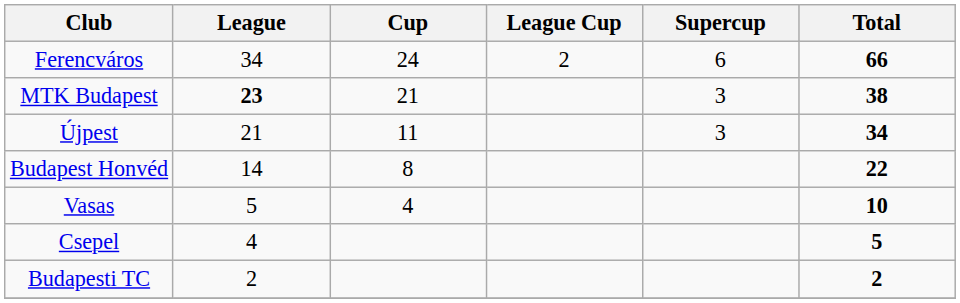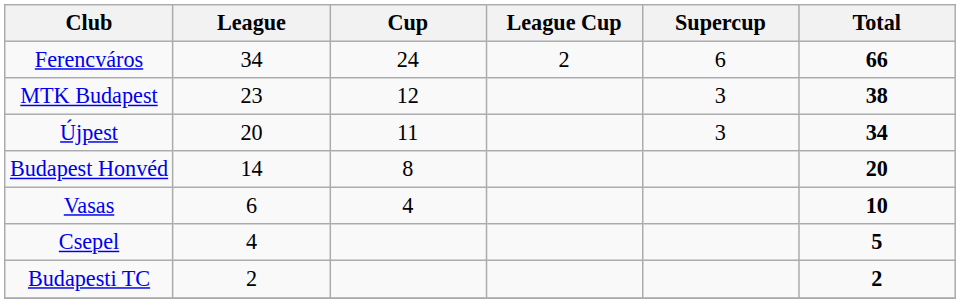(251, 96) bold -> (251, 96) normal
(408, 96) 21 -> (408, 96) 12
(251, 132) 21 -> (251, 132) 20
(877, 169) 22 -> (877, 169) 20
(251, 205) 5 -> (251, 205) 6
